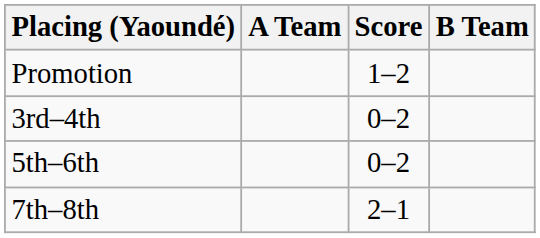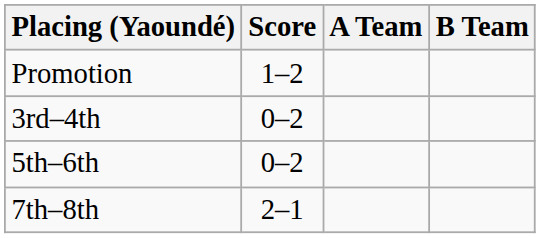columns swapped: (295, 27) <-> (389, 27)
